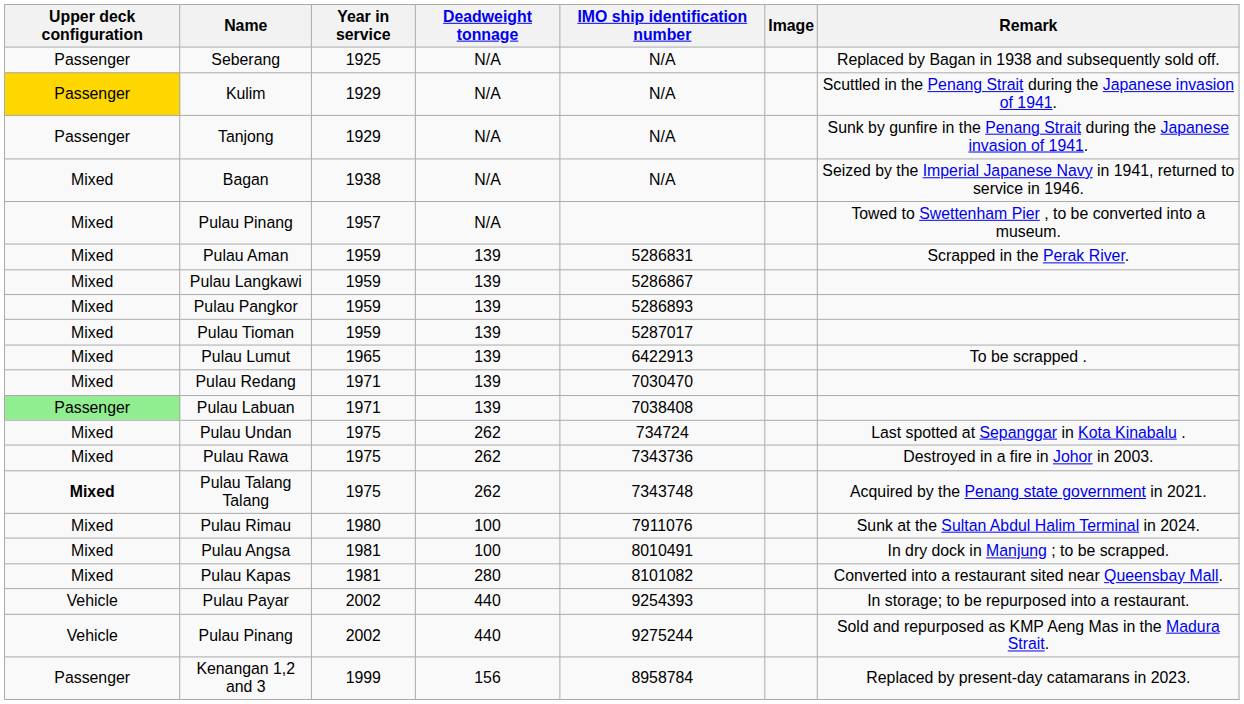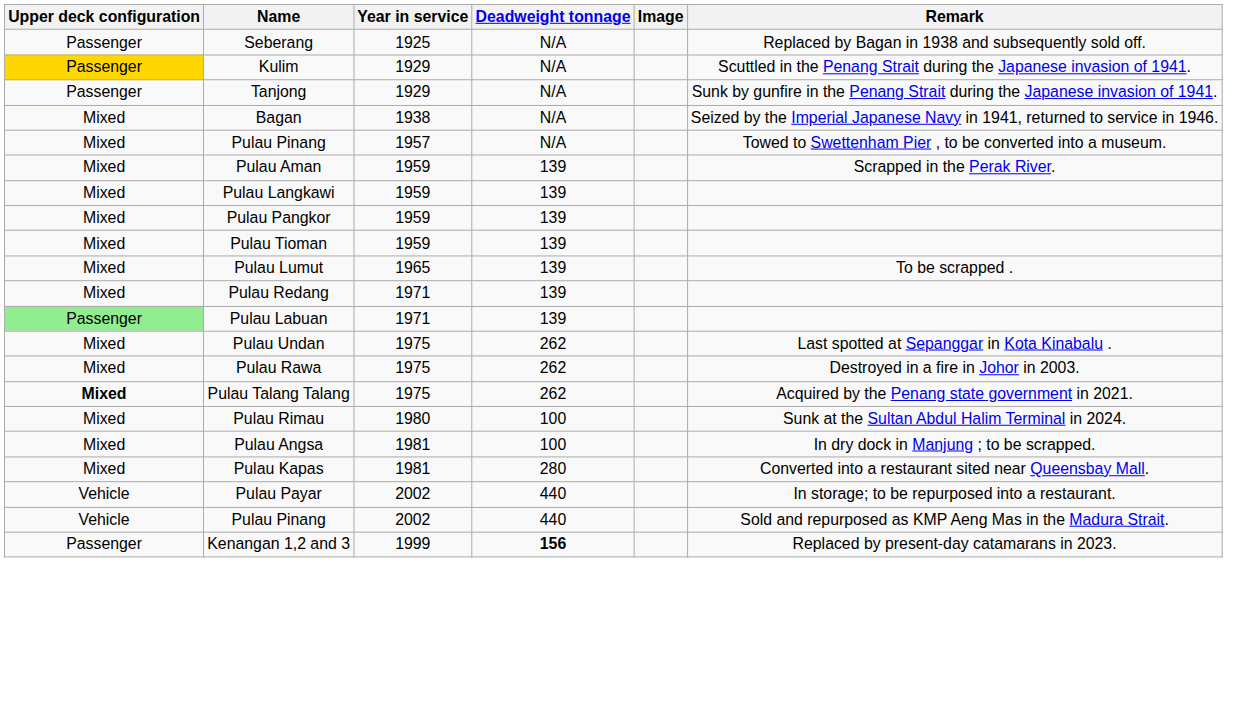- column: (662, 25)
(488, 678) normal -> (553, 544) bold
